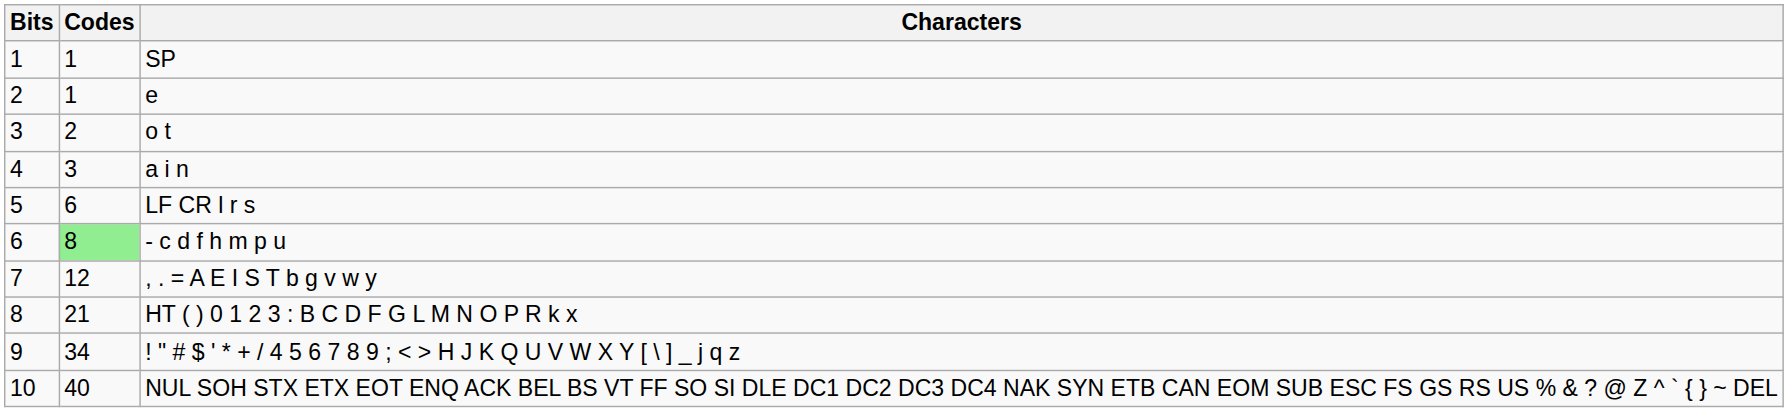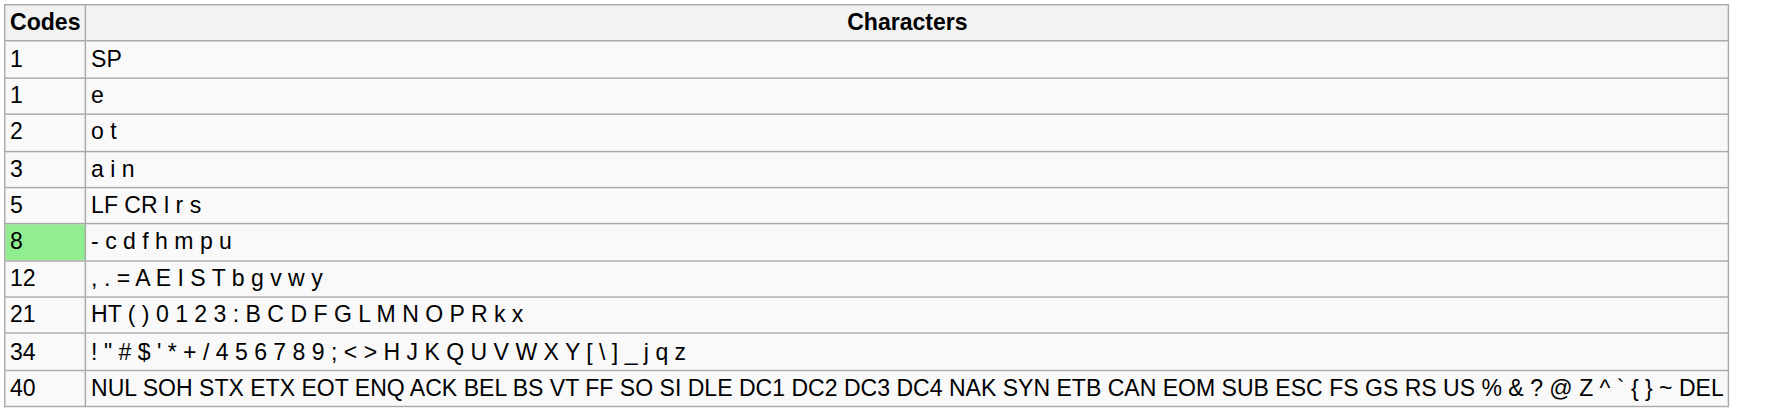- column: (32, 22)
(71, 205) 6 -> (16, 205) 5
